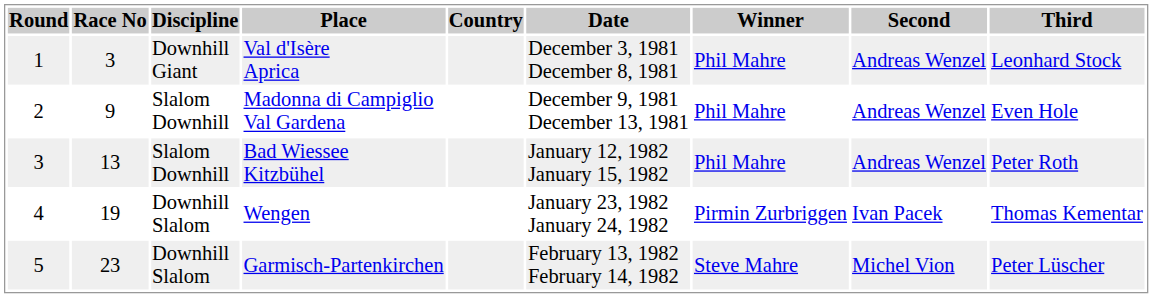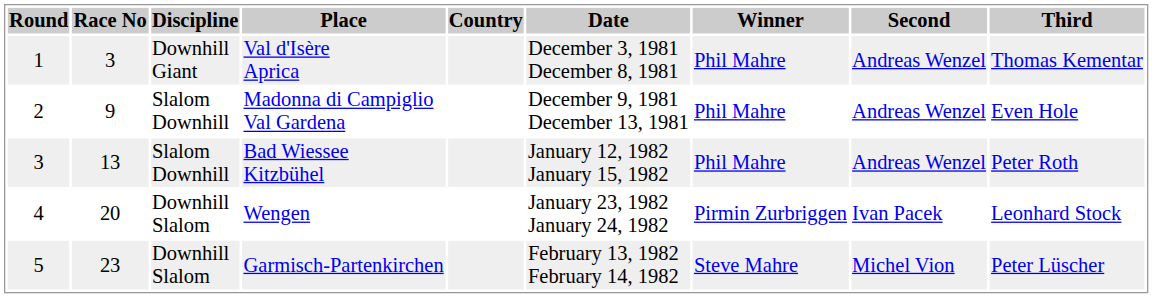(1056, 60) Leonhard Stock -> (1067, 60) Thomas Kementar
(110, 213) 19 -> (110, 213) 20
(1067, 213) Thomas Kementar -> (1056, 213) Leonhard Stock
